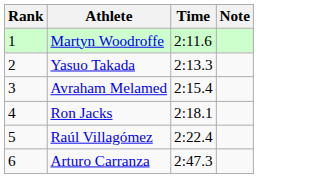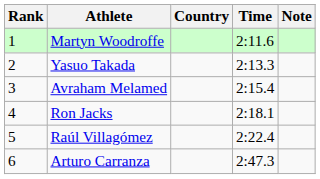+ column: (202, 16)
